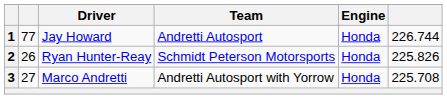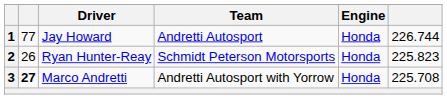(415, 57) 225.826 -> (415, 57) 225.823
(28, 78) normal -> (28, 78) bold
